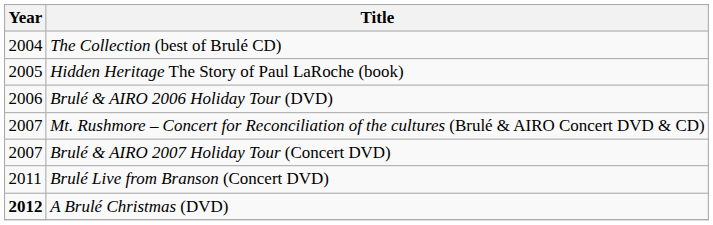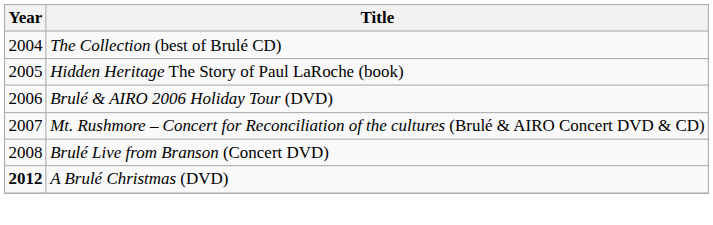- row: (220, 152)
(25, 179) 2011 -> (25, 152) 2008
